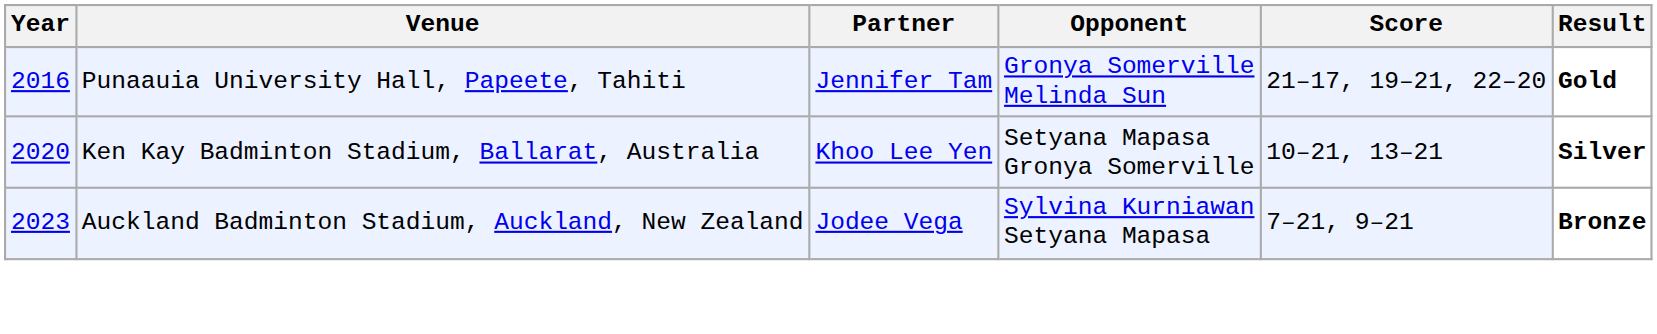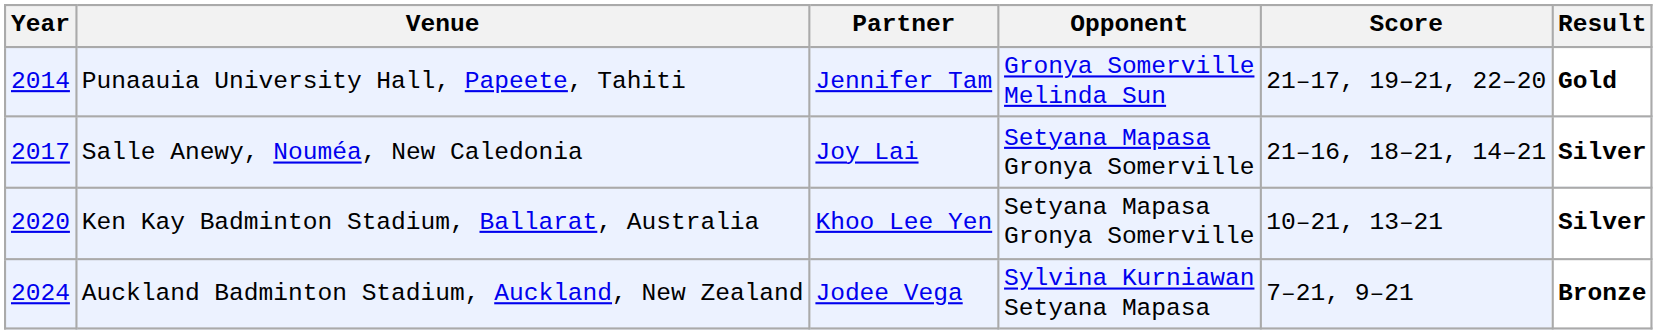(40, 81) 2016 -> (40, 81) 2014
+ row: (332, 152)
(40, 223) 2023 -> (40, 293) 2024
